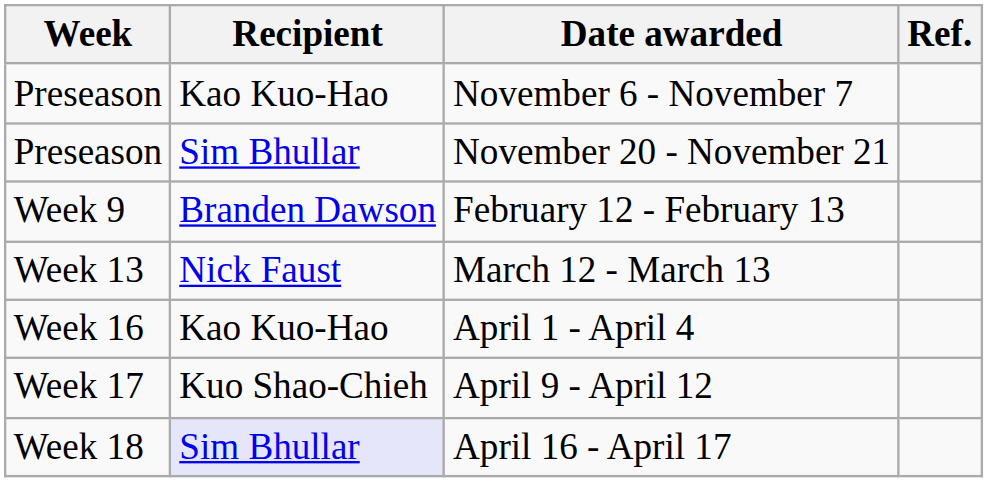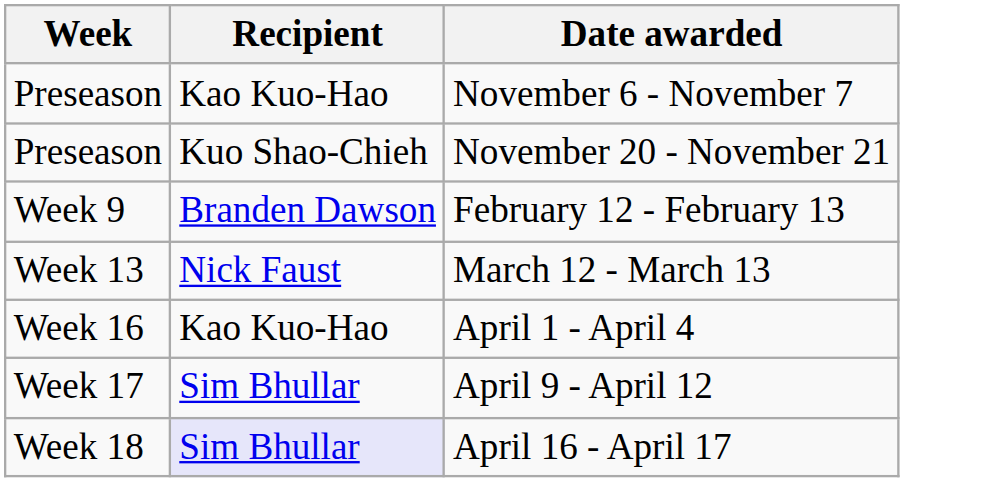- column: (940, 33)
(269, 151) Sim Bhullar -> (304, 151) Kuo Shao-Chieh
(304, 387) Kuo Shao-Chieh -> (269, 387) Sim Bhullar
